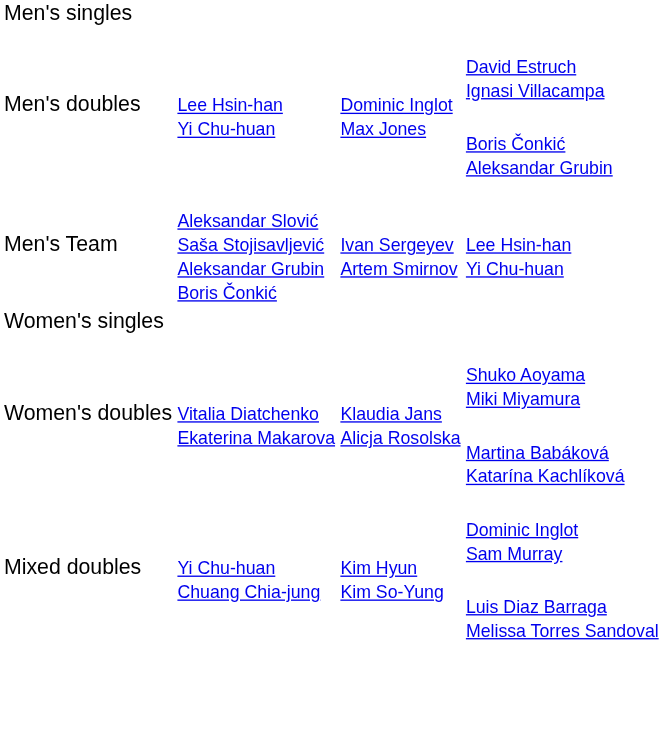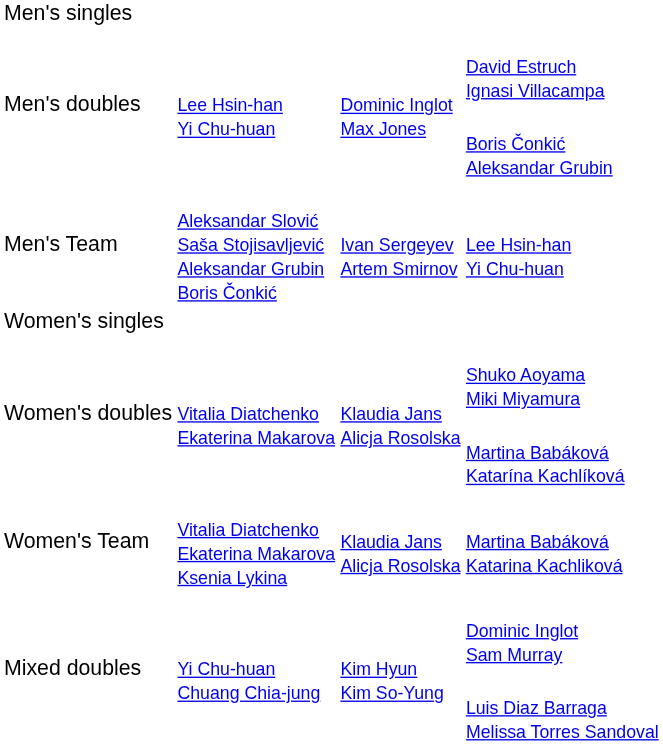+ row: (77, 540)
